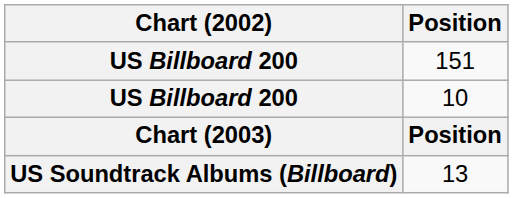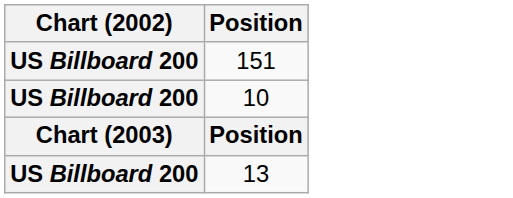(204, 173) US Soundtrack Albums (Billboard) -> (104, 173) US Billboard 200
